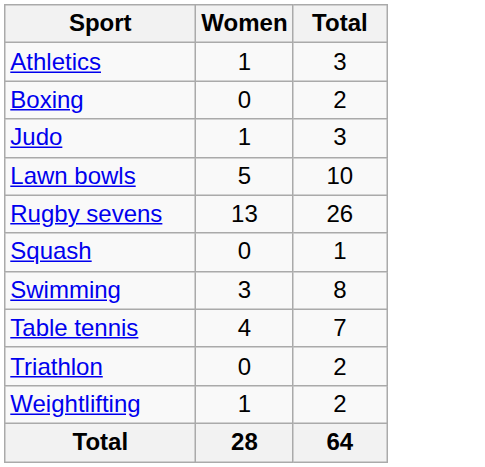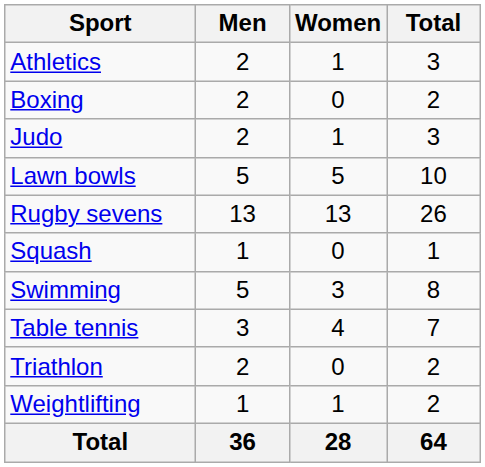+ column: (243, 23)
